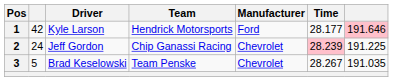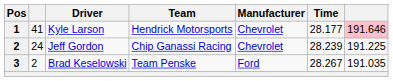(37, 30) 42 -> (37, 30) 41
(248, 30) Ford -> (260, 30) Chevrolet
(326, 47) pink background -> (326, 47) no background
(34, 63) 5 -> (34, 63) 2
(260, 63) Chevrolet -> (248, 63) Ford
